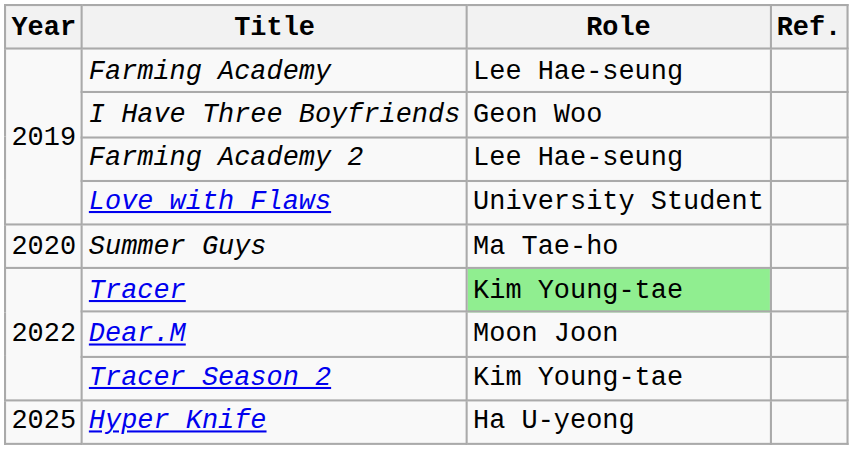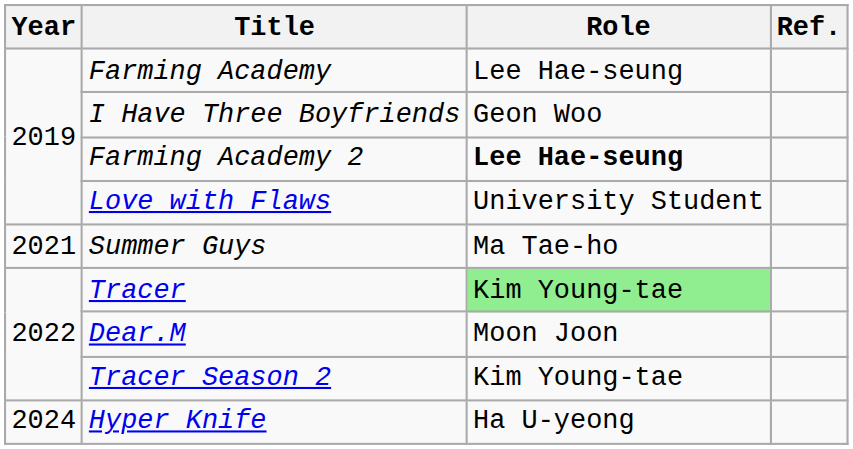(578, 159) normal -> (578, 159) bold
(44, 246) 2020 -> (44, 246) 2021
(44, 422) 2025 -> (44, 422) 2024
